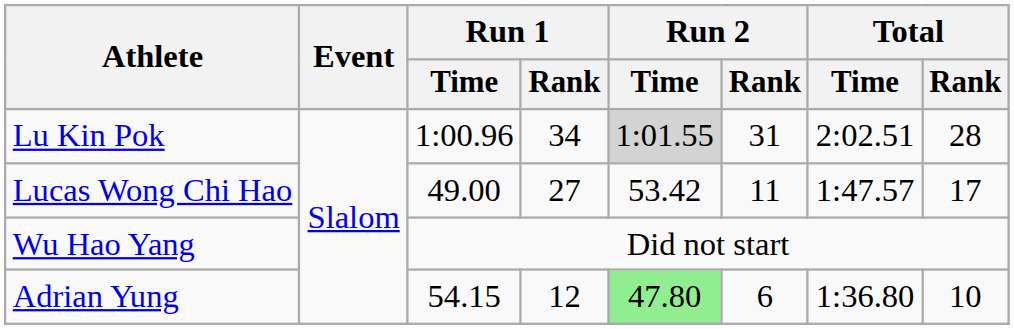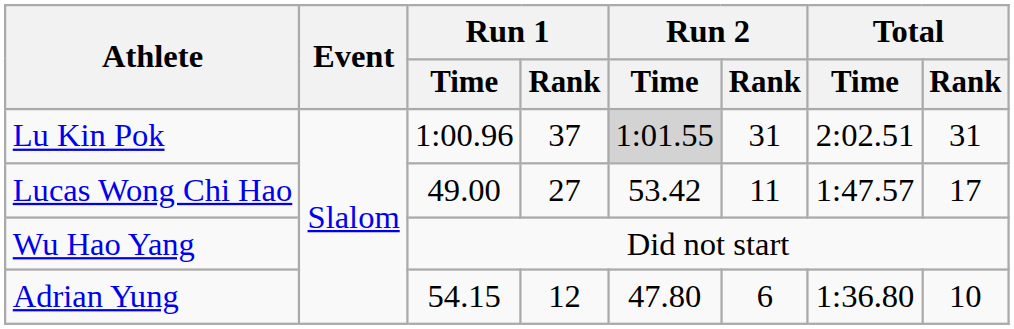(564, 136) 34 -> (564, 136) 37
(965, 136) 28 -> (965, 136) 31
(665, 297) lightgreen background -> (665, 297) no background
